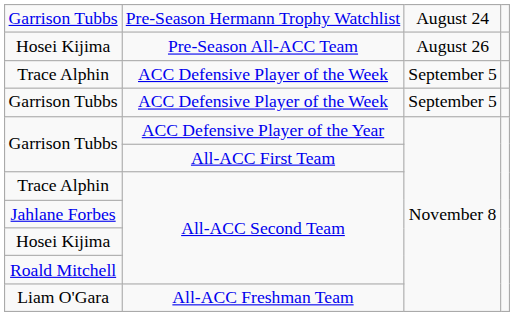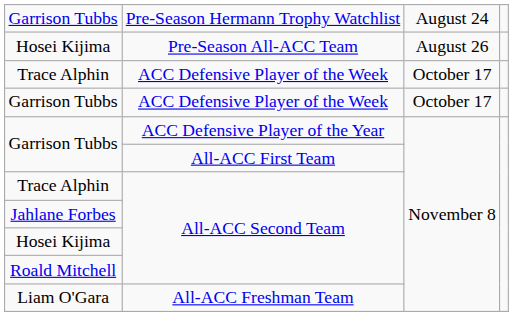(453, 74) September 5 -> (452, 74) October 17
(453, 102) September 5 -> (452, 102) October 17
